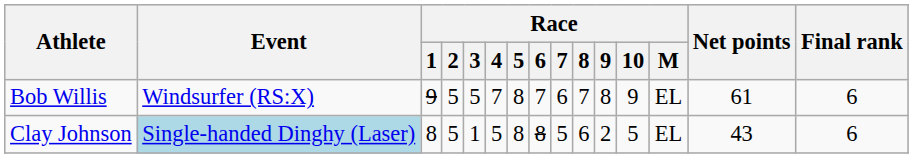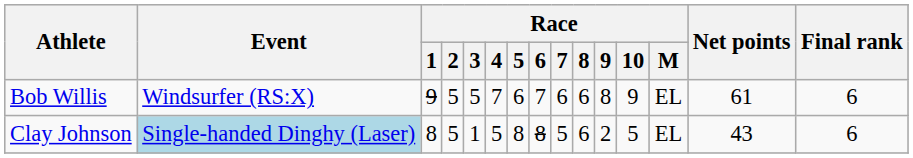(518, 97) 8 -> (518, 97) 6
(584, 97) 7 -> (584, 97) 6
